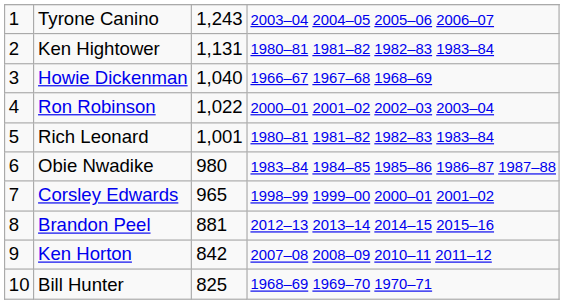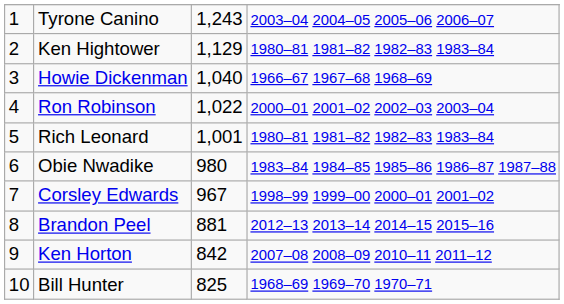(219, 48) 1,131 -> (219, 48) 1,129
(212, 195) 965 -> (212, 195) 967
